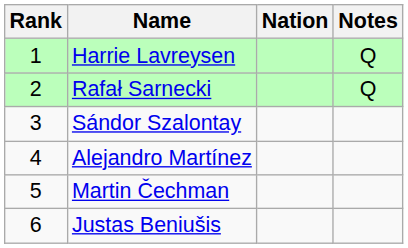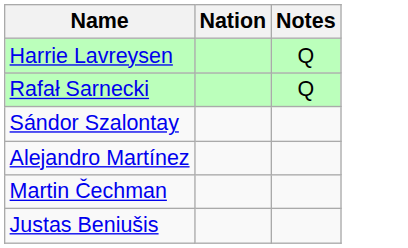- column: (36, 21)
